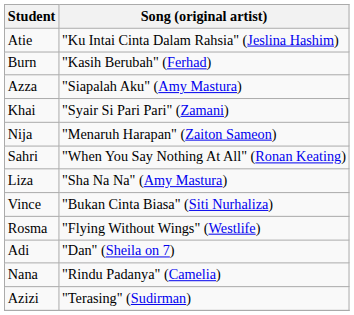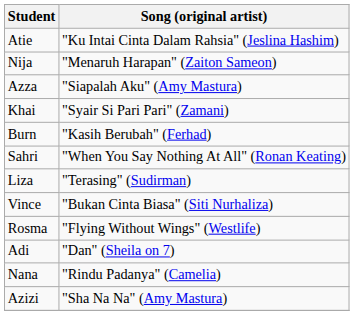rows swapped: (22, 63) <-> (20, 134)
(145, 181) "Sha Na Na" (Amy Mastura) -> (127, 181) "Terasing" (Sudirman)
(127, 298) "Terasing" (Sudirman) -> (145, 298) "Sha Na Na" (Amy Mastura)
